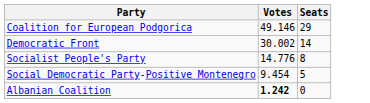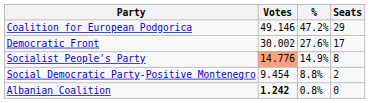+ column: (314, 12)
(305, 44) 14 -> (339, 44) 17
(278, 59) no background -> (278, 59) lightsalmon background
(303, 75) 5 -> (336, 75) 2
